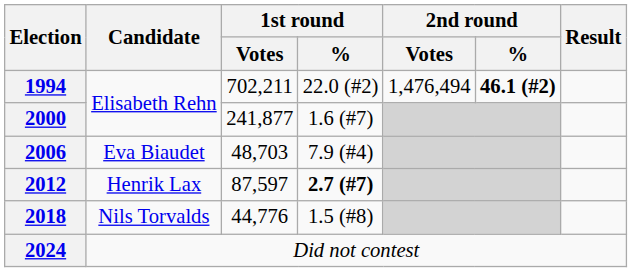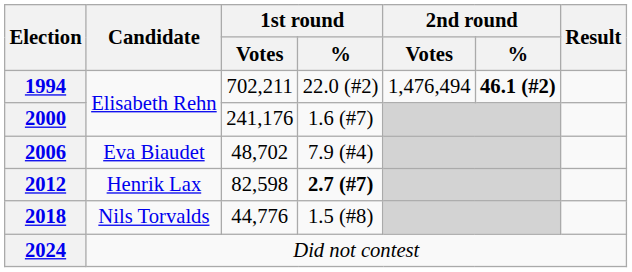(260, 119) 241,877 -> (260, 119) 241,176
(260, 151) 48,703 -> (260, 151) 48,702
(260, 184) 87,597 -> (260, 184) 82,598
